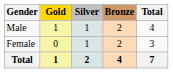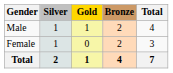columns swapped: (56, 12) <-> (87, 12)
